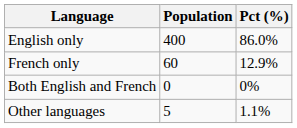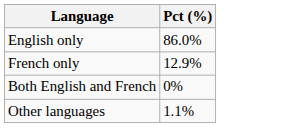- column: (198, 16)
